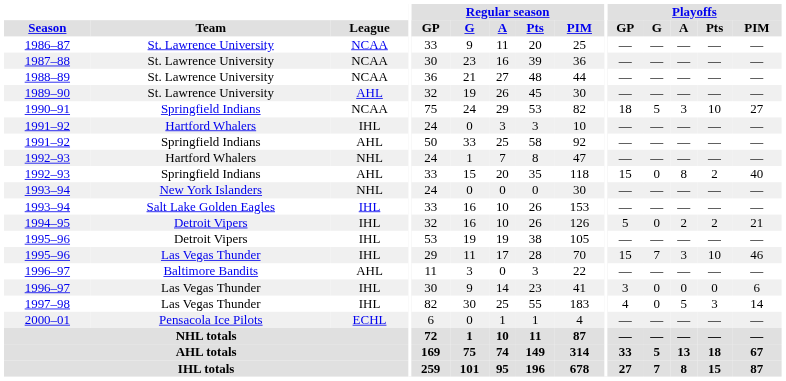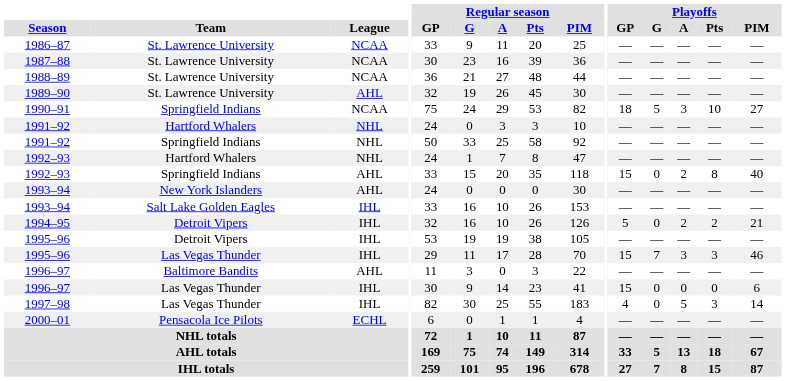(370, 125) IHL -> (370, 125) NHL
(370, 141) AHL -> (370, 141) NHL
(684, 174) 8 -> (684, 174) 2
(715, 174) 2 -> (715, 174) 8
(370, 190) NHL -> (370, 190) AHL
(715, 255) 10 -> (715, 255) 3
(625, 287) 3 -> (625, 287) 15
